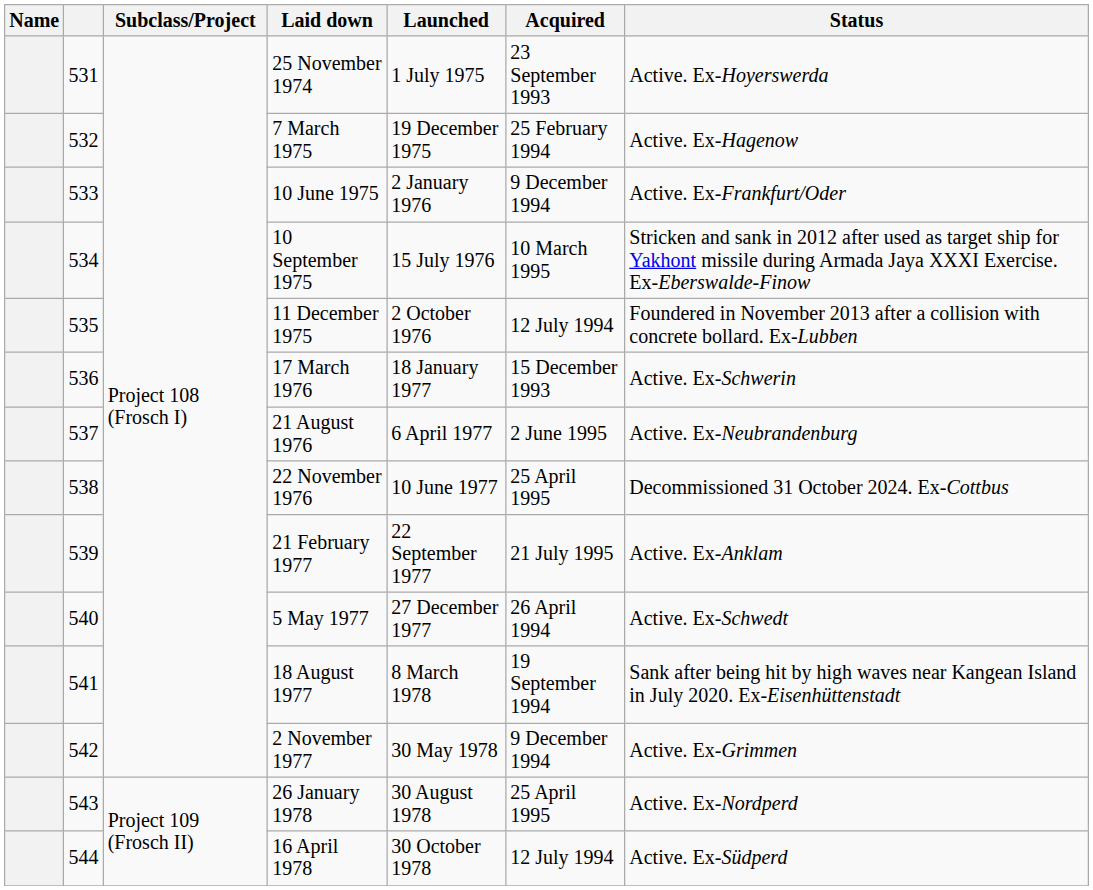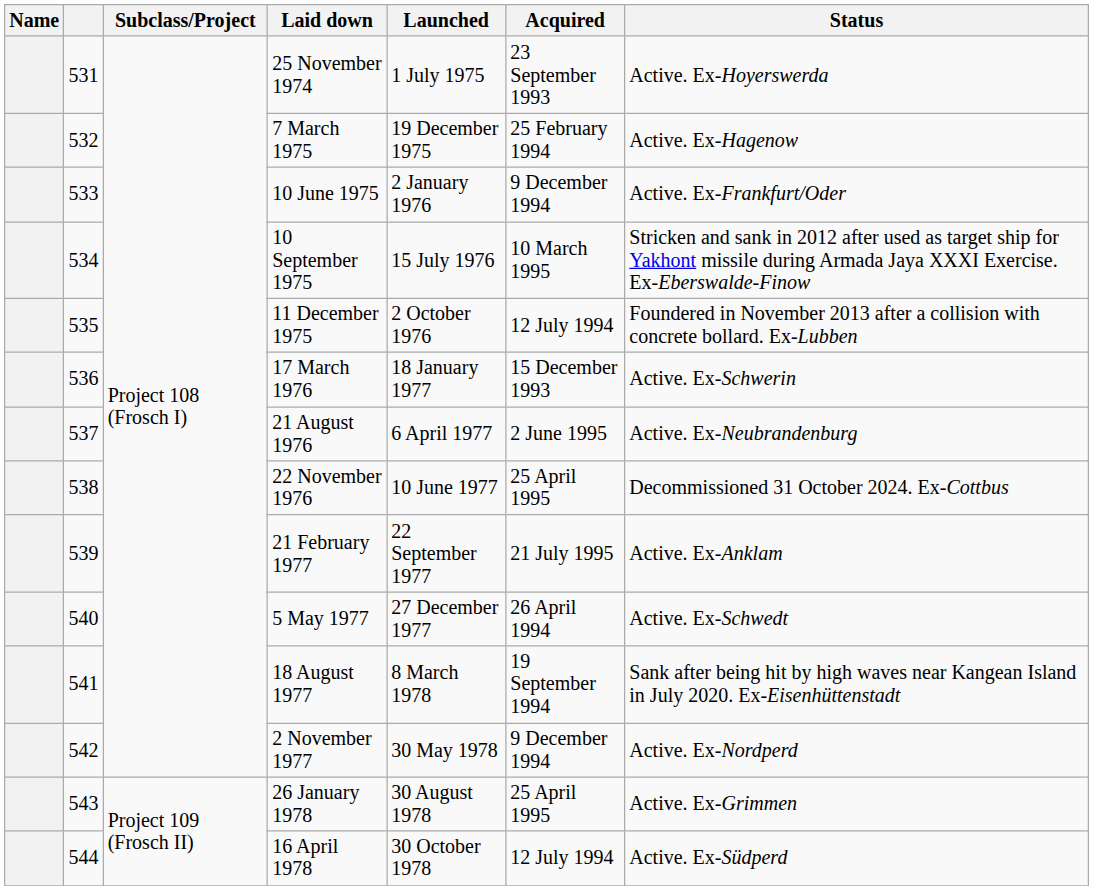(713, 749) Active. Ex-Grimmen -> (714, 749) Active. Ex-Nordperd
(714, 803) Active. Ex-Nordperd -> (713, 803) Active. Ex-Grimmen
